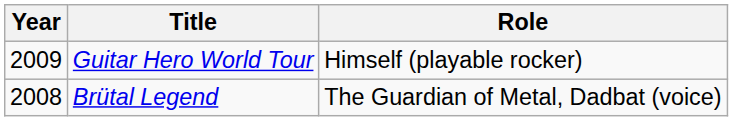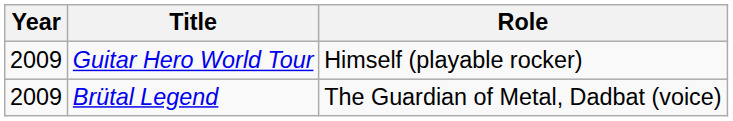(36, 97) 2008 -> (36, 97) 2009
